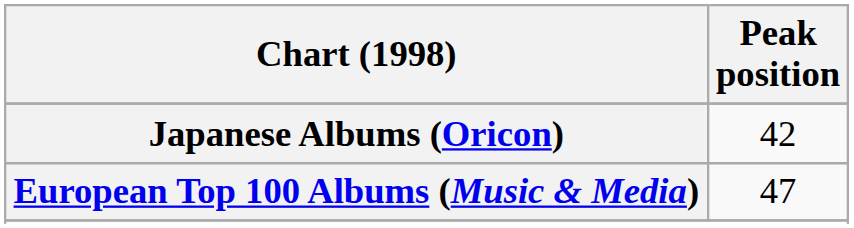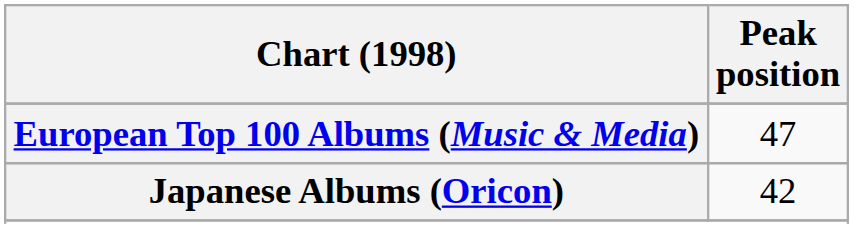rows swapped: (356, 190) <-> (356, 132)
